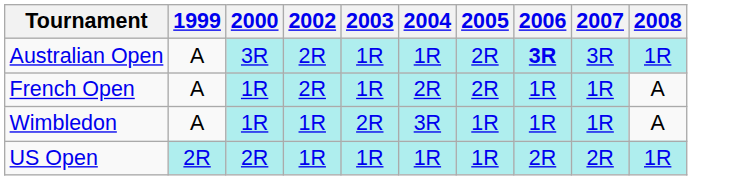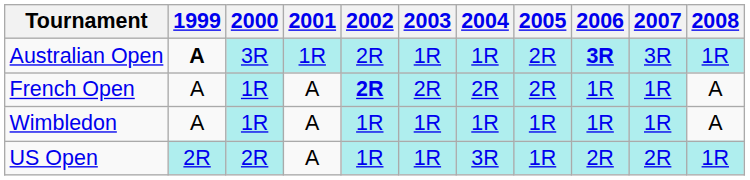+ column: (312, 21)
(197, 55) normal -> (197, 55) bold
(312, 89) normal -> (370, 89) bold
(370, 89) 1R -> (427, 89) 2R
(370, 123) 2R -> (427, 123) 1R
(427, 123) 3R -> (485, 123) 1R
(427, 157) 1R -> (485, 157) 3R
